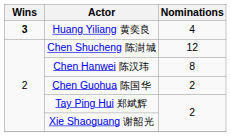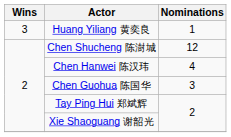(25, 30) bold -> (25, 30) normal
(192, 30) 4 -> (192, 30) 1
(192, 67) 8 -> (192, 67) 4
(192, 85) 2 -> (192, 85) 3
